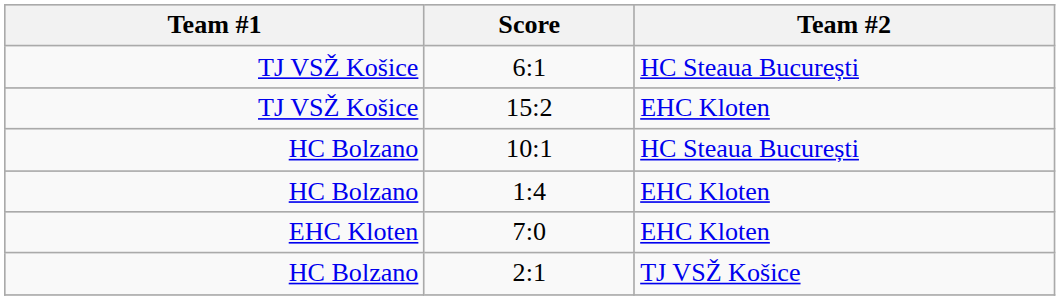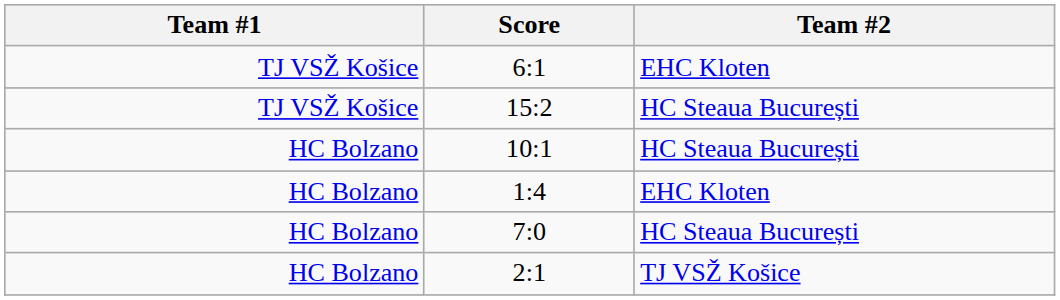(750, 66) HC Steaua București -> (705, 66) EHC Kloten
(705, 107) EHC Kloten -> (750, 107) HC Steaua București
(354, 231) EHC Kloten -> (354, 231) HC Bolzano
(705, 231) EHC Kloten -> (750, 231) HC Steaua București
